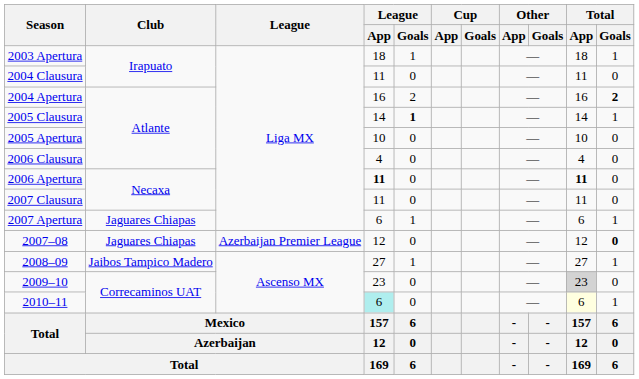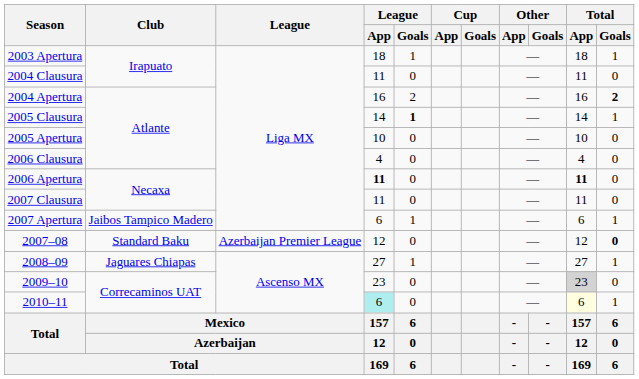(151, 220) Jaguares Chiapas -> (151, 220) Jaibos Tampico Madero
(151, 240) Jaguares Chiapas -> (151, 240) Standard Baku
(151, 261) Jaibos Tampico Madero -> (151, 261) Jaguares Chiapas
